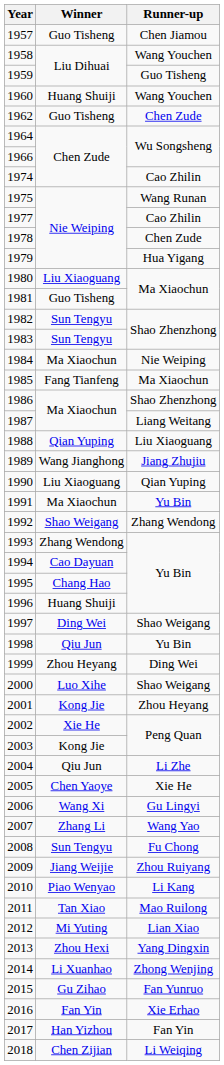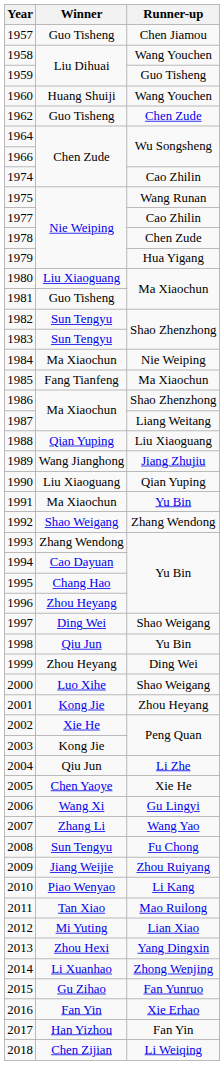(82, 603) Huang Shuiji -> (82, 603) Zhou Heyang
